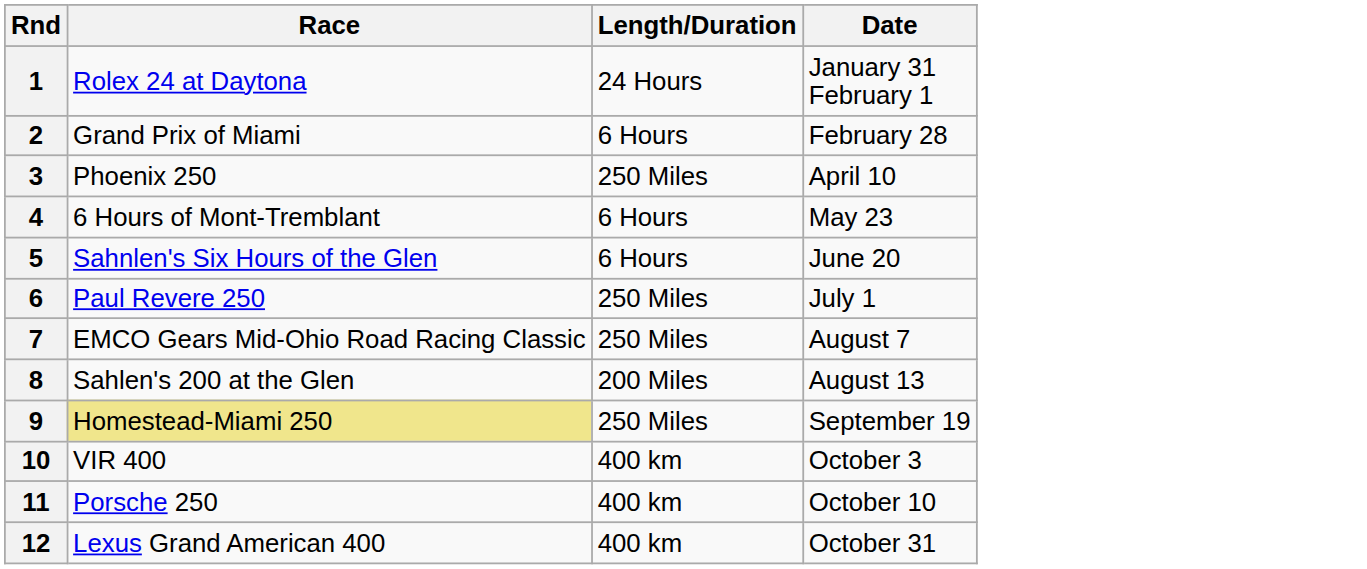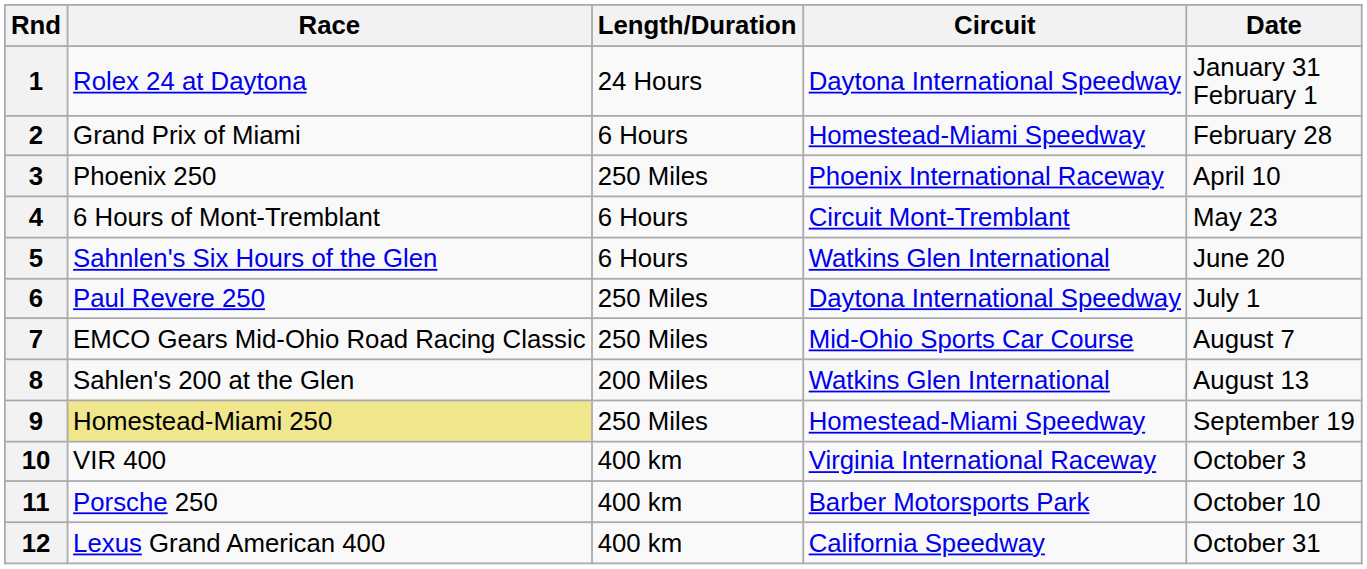+ column: (995, 26)
